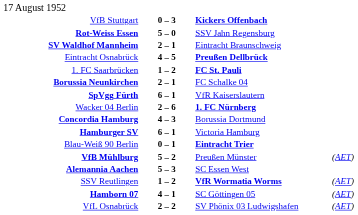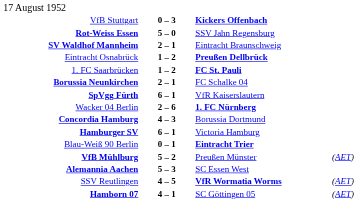(167, 57) 4 – 5 -> (167, 57) 1 – 2
(167, 181) 1 – 2 -> (167, 181) 4 – 5
- row: (111, 206)
